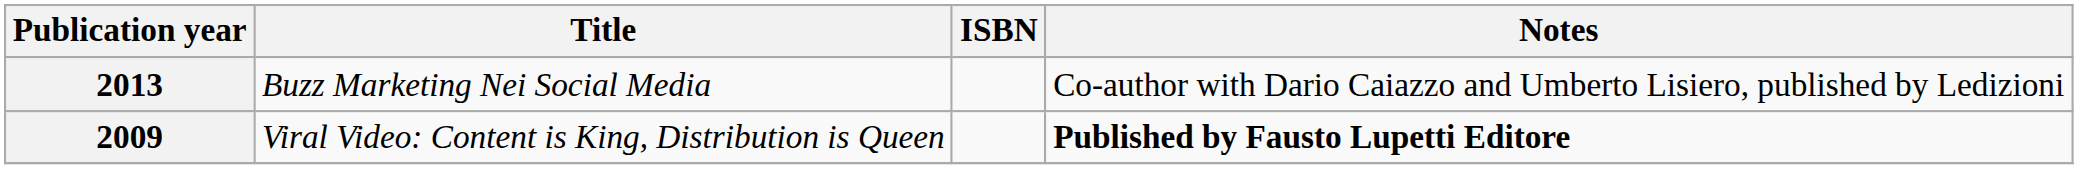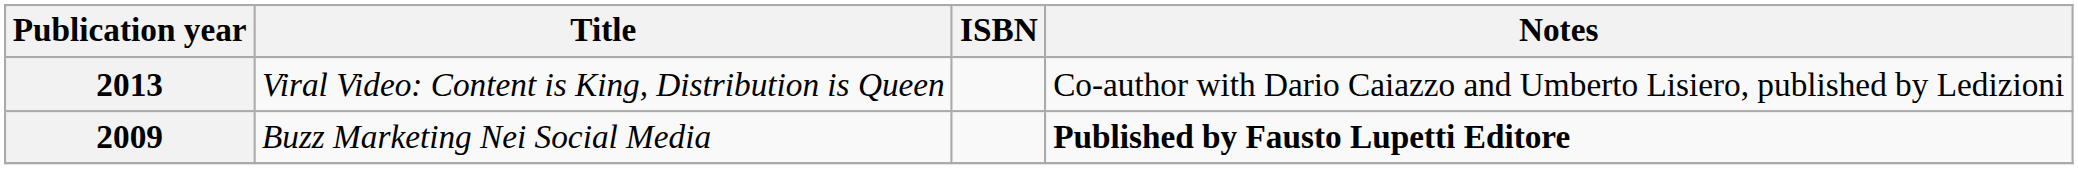(487, 83) Buzz Marketing Nei Social Media -> (603, 83) Viral Video: Content is King, Distribution is Queen
(603, 136) Viral Video: Content is King, Distribution is Queen -> (487, 136) Buzz Marketing Nei Social Media
